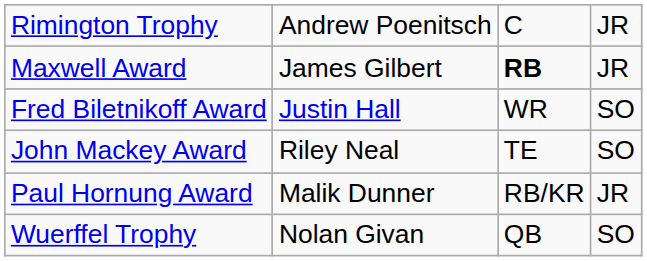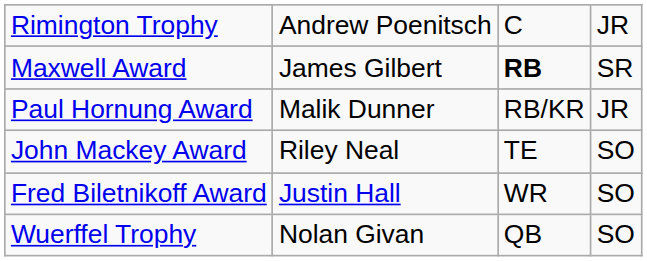(613, 67) JR -> (615, 67) SR
rows swapped: (139, 109) <-> (132, 192)
